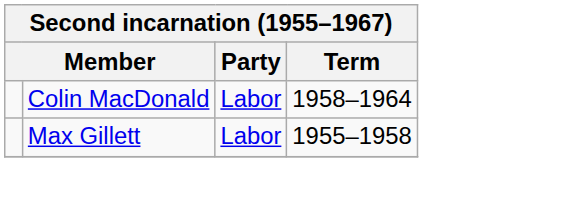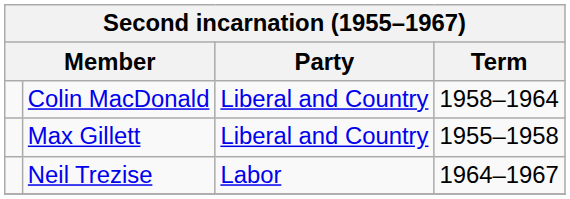(251, 99) Labor -> (324, 99) Liberal and Country
(251, 136) Labor -> (324, 136) Liberal and Country
+ row: (90, 174)
